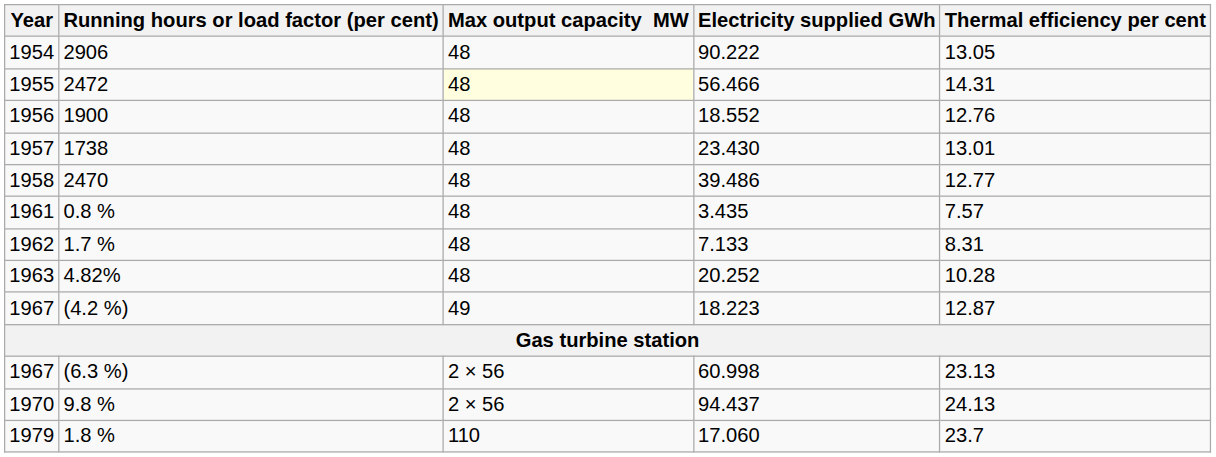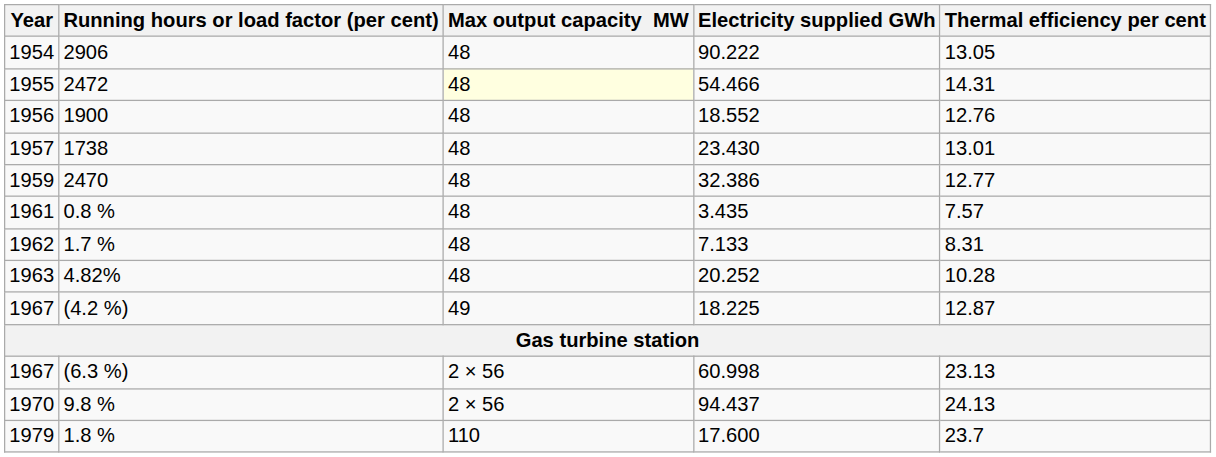(729, 84) 56.466 -> (729, 84) 54.466
(32, 180) 1958 -> (32, 180) 1959
(729, 180) 39.486 -> (729, 180) 32.386
(729, 308) 18.223 -> (729, 308) 18.225
(729, 436) 17.060 -> (729, 436) 17.600
